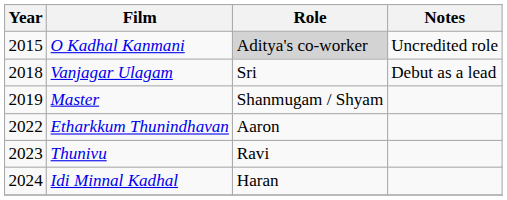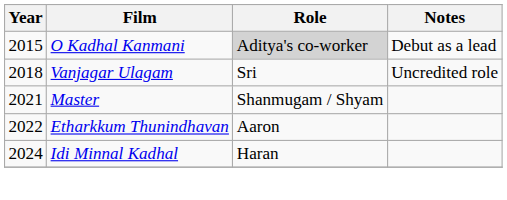(445, 45) Uncredited role -> (444, 45) Debut as a lead
(444, 72) Debut as a lead -> (445, 72) Uncredited role
(26, 99) 2019 -> (26, 99) 2021
- row: (79, 153)
